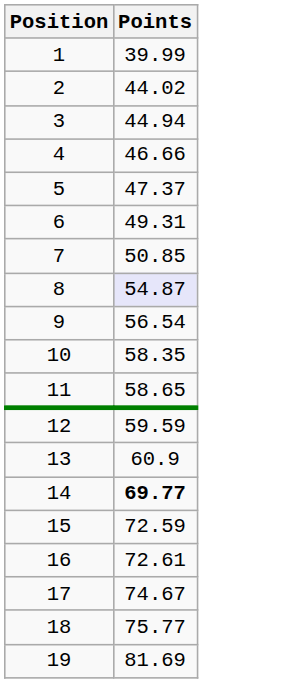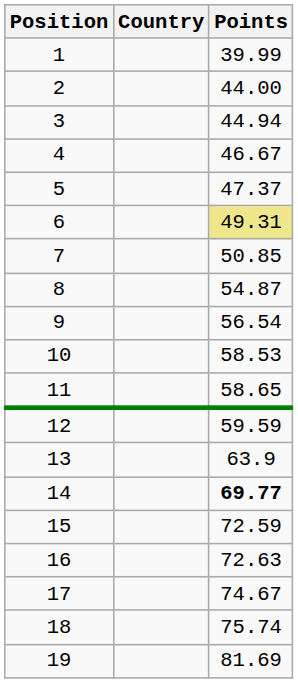+ column: (161, 22)
(155, 88) 44.02 -> (251, 88) 44.00
(155, 155) 46.66 -> (251, 155) 46.67
(155, 222) no background -> (251, 222) khaki background
(155, 289) lavender background -> (251, 289) no background
(155, 356) 58.35 -> (251, 356) 58.53
(155, 460) 60.9 -> (251, 460) 63.9
(155, 560) 72.61 -> (251, 560) 72.63
(155, 627) 75.77 -> (251, 627) 75.74
